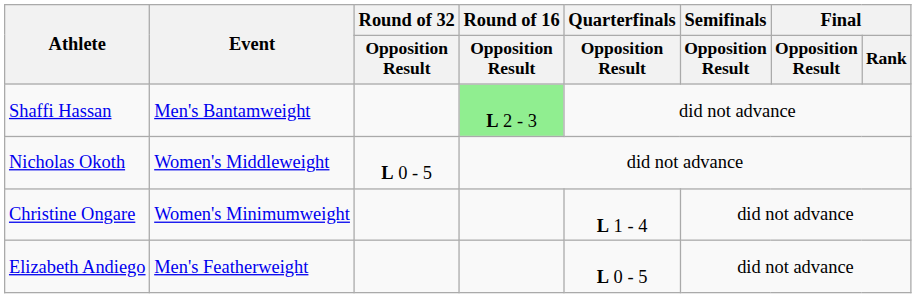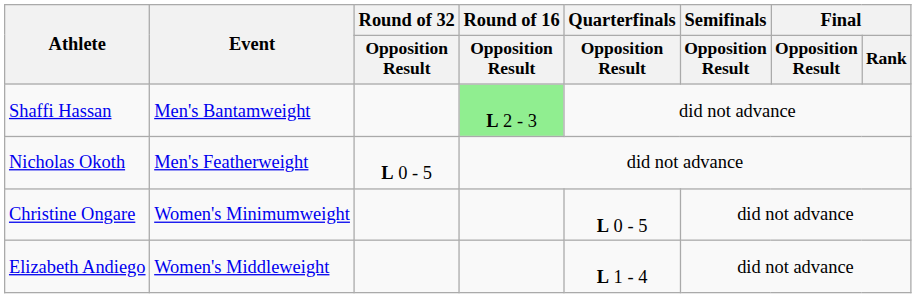(242, 162) Women's Middleweight -> (231, 162) Men's Featherweight
(622, 225) L 1 - 4 -> (622, 225) L 0 - 5
(231, 267) Men's Featherweight -> (242, 267) Women's Middleweight
(622, 277) L 0 - 5 -> (622, 277) L 1 - 4
